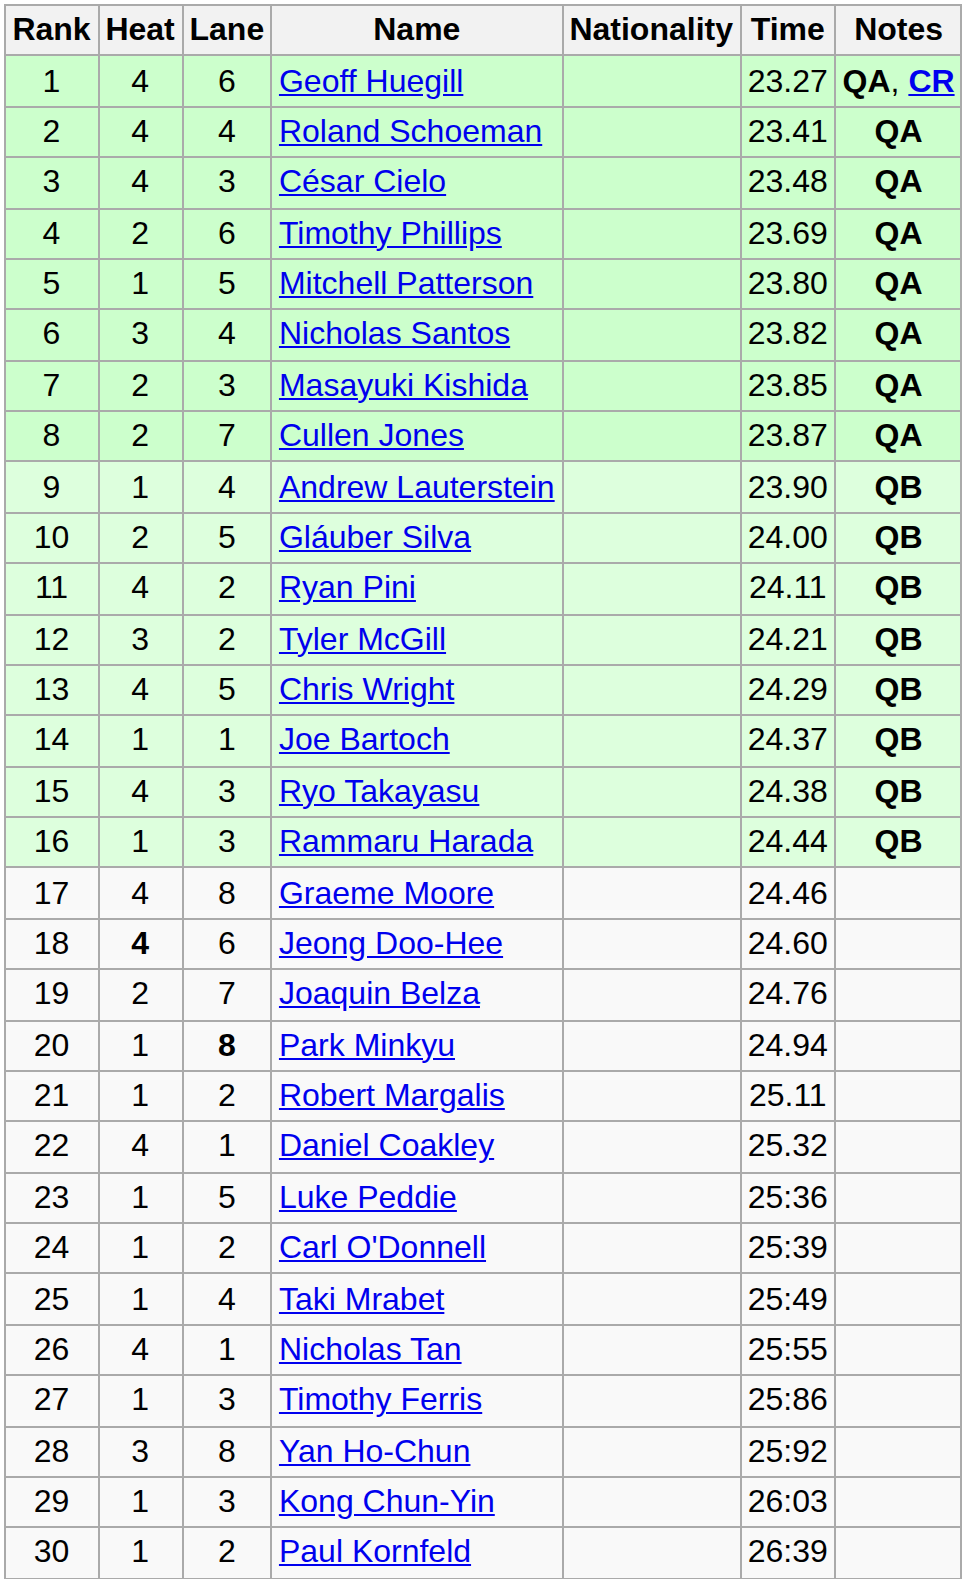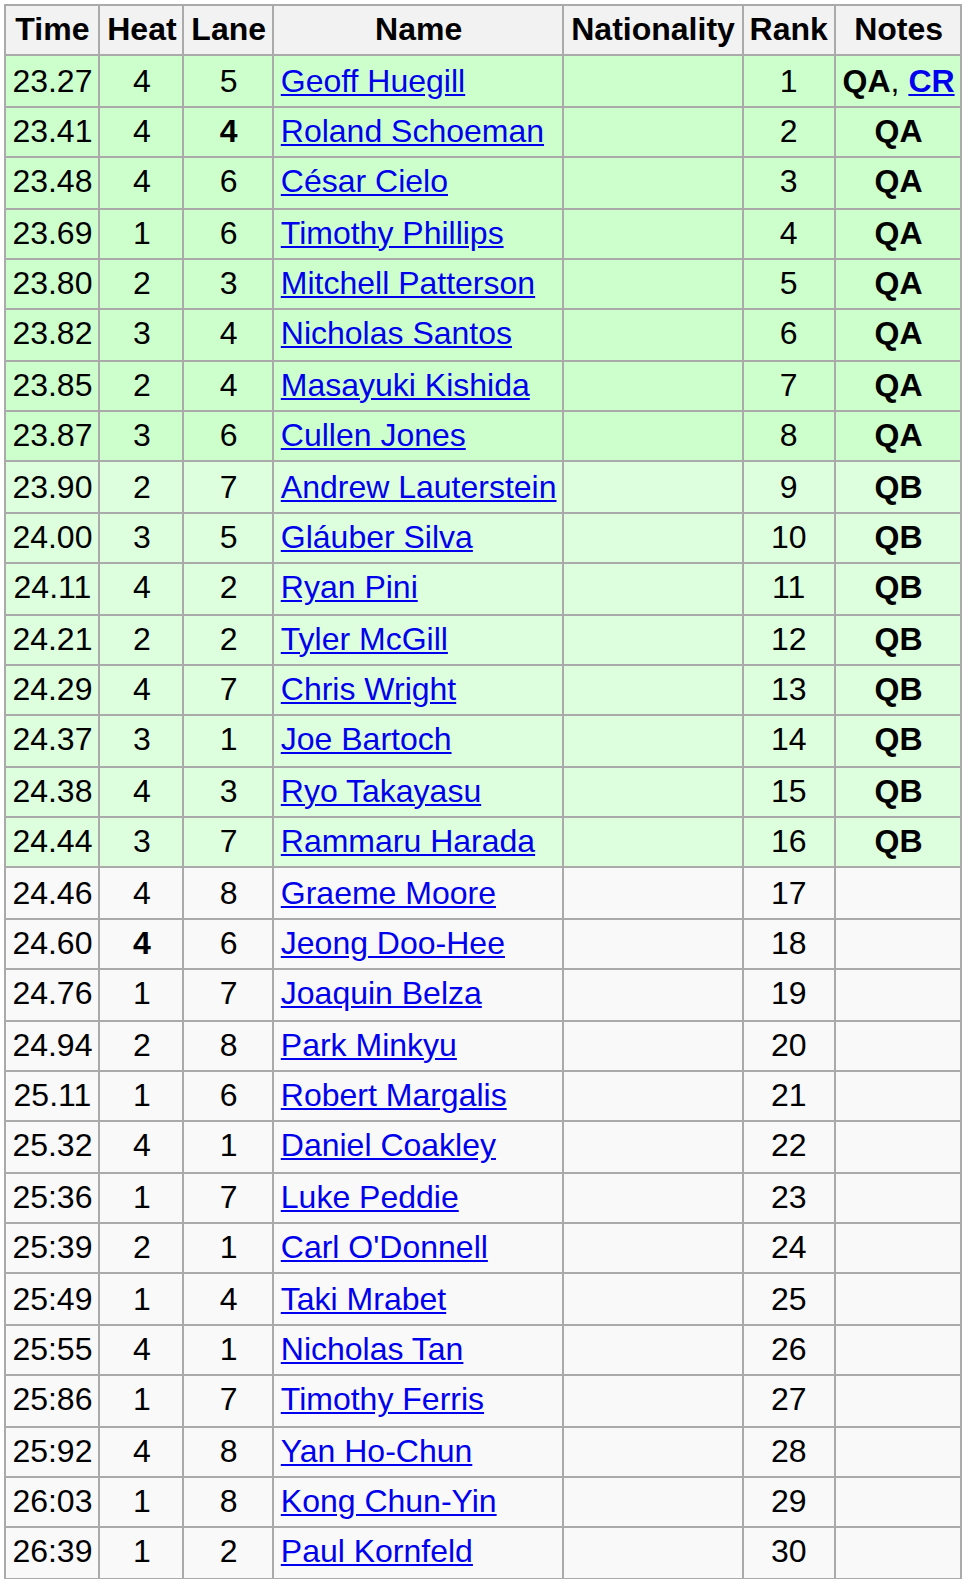columns swapped: (52, 29) <-> (788, 29)
(227, 80) 6 -> (229, 80) 5
(227, 131) normal -> (229, 131) bold
(227, 182) 3 -> (229, 182) 6
(140, 232) 2 -> (142, 232) 1
(140, 283) 1 -> (142, 283) 2
(227, 283) 5 -> (229, 283) 3
(227, 385) 3 -> (229, 385) 4
(140, 435) 2 -> (142, 435) 3
(227, 435) 7 -> (229, 435) 6
(140, 486) 1 -> (142, 486) 2
(227, 486) 4 -> (229, 486) 7
(140, 537) 2 -> (142, 537) 3
(140, 638) 3 -> (142, 638) 2
(227, 689) 5 -> (229, 689) 7
(140, 740) 1 -> (142, 740) 3
(140, 841) 1 -> (142, 841) 3
(227, 841) 3 -> (229, 841) 7
(140, 994) 2 -> (142, 994) 1
(140, 1044) 1 -> (142, 1044) 2
(227, 1044) bold -> (229, 1044) normal
(227, 1095) 2 -> (229, 1095) 6
(227, 1197) 5 -> (229, 1197) 7
(140, 1247) 1 -> (142, 1247) 2
(227, 1247) 2 -> (229, 1247) 1
(227, 1400) 3 -> (229, 1400) 7
(140, 1450) 3 -> (142, 1450) 4
(227, 1501) 3 -> (229, 1501) 8
